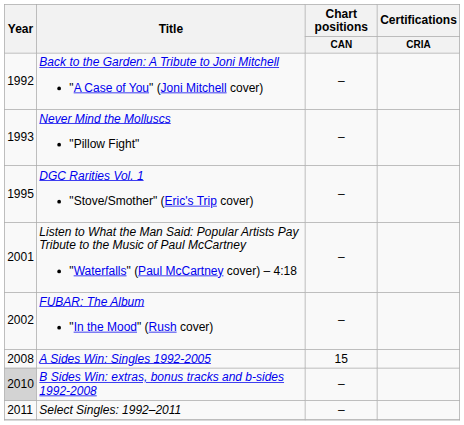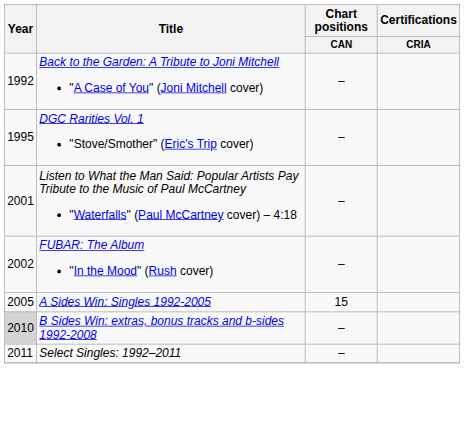- row: (171, 132)
(20, 358) 2008 -> (20, 302) 2005
